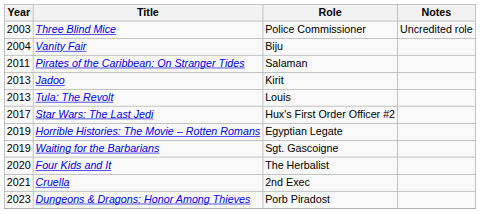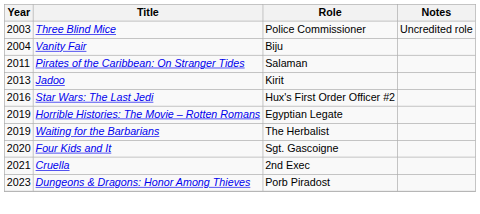- row: (75, 98)
(19, 115) 2017 -> (19, 98) 2016
(302, 149) Sgt. Gascoigne -> (297, 132) The Herbalist
(297, 166) The Herbalist -> (302, 149) Sgt. Gascoigne
